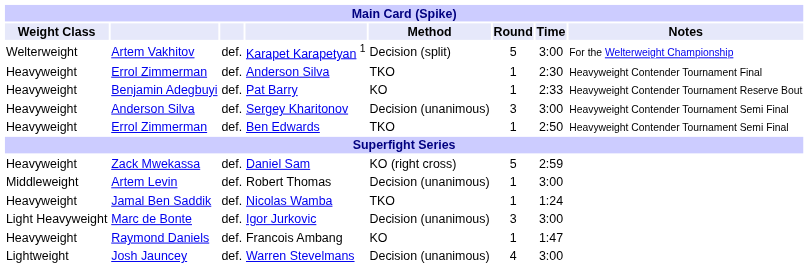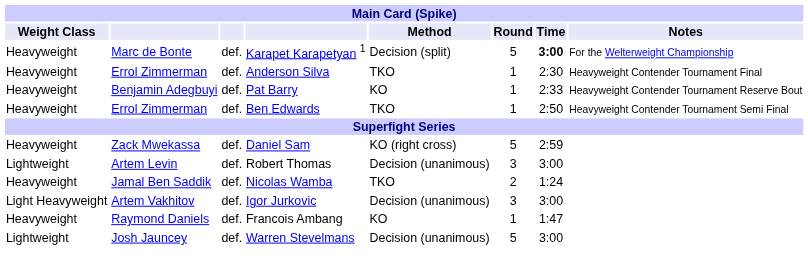(42, 52) Welterweight -> (41, 52) Heavyweight
(153, 52) Artem Vakhitov -> (152, 52) Marc de Bonte
(551, 52) normal -> (551, 52) bold
- row: (297, 109)
(42, 182) Middleweight -> (37, 164) Lightweight
(513, 182) 1 -> (513, 164) 3
(513, 201) 1 -> (513, 182) 2
(152, 219) Marc de Bonte -> (153, 201) Artem Vakhitov
(513, 256) 4 -> (513, 238) 5
